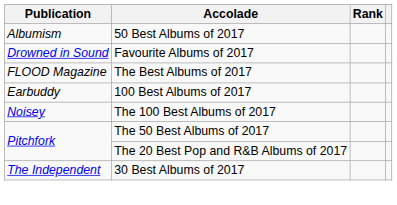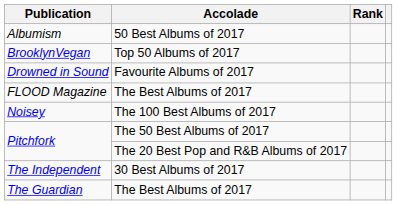+ row: (49, 53)
- row: (34, 92)
+ row: (45, 190)
